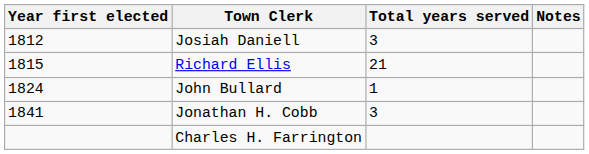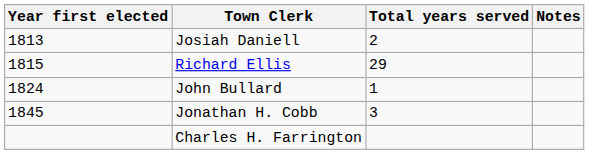(26, 41) 1812 -> (26, 41) 1813
(374, 41) 3 -> (374, 41) 2
(378, 65) 21 -> (378, 65) 29
(26, 113) 1841 -> (26, 113) 1845
